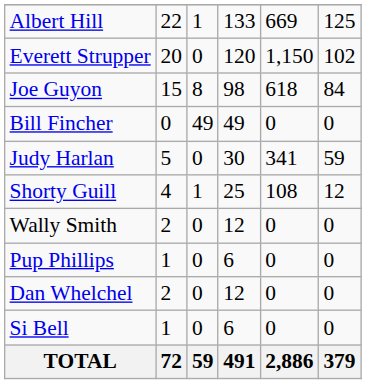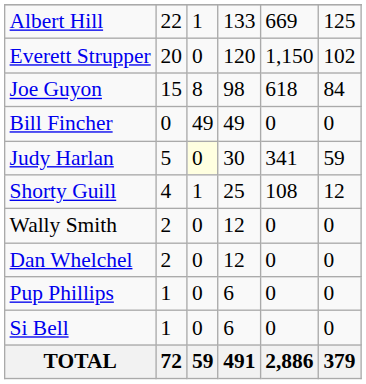(197, 157) no background -> (197, 157) lightyellow background
rows swapped: (62, 259) <-> (71, 293)
